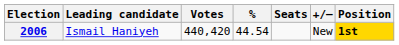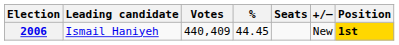(207, 31) 440,420 -> (207, 31) 440,409
(252, 31) 44.54 -> (252, 31) 44.45
